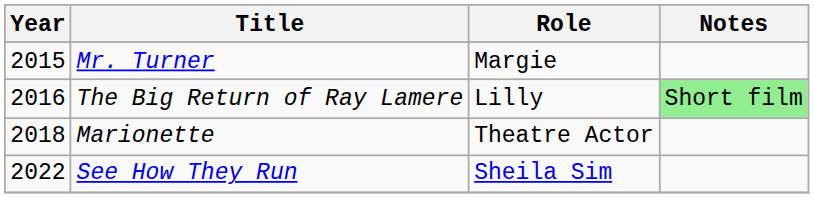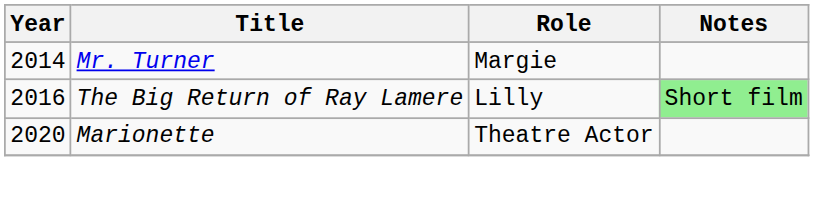(38, 61) 2015 -> (38, 61) 2014
(38, 136) 2018 -> (38, 136) 2020
- row: (187, 174)
